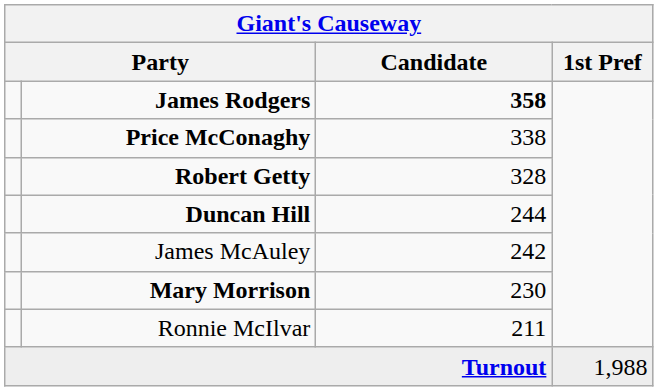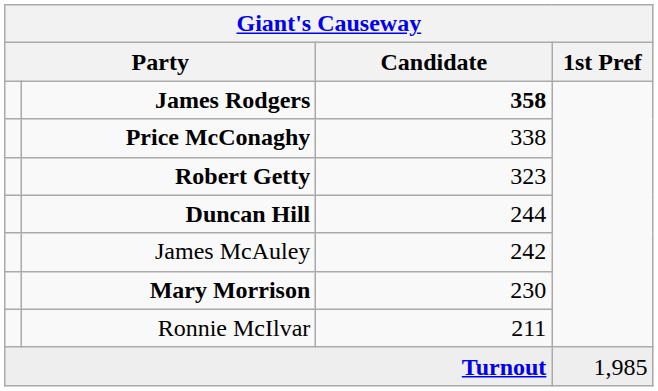(528, 175) 328 -> (528, 175) 323
(620, 366) 1,988 -> (620, 366) 1,985
